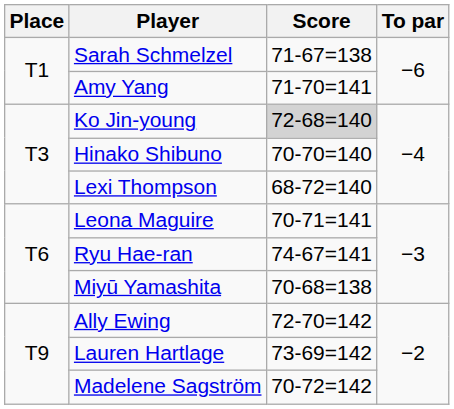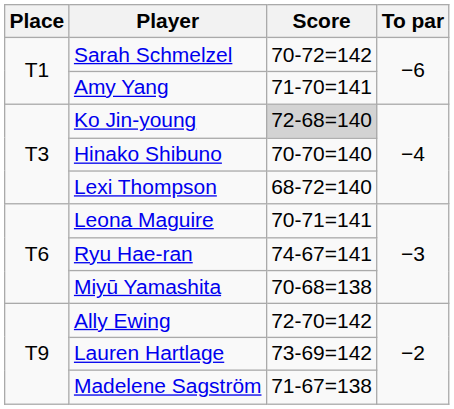(322, 54) 71-67=138 -> (322, 54) 70-72=142
(322, 386) 70-72=142 -> (322, 386) 71-67=138
